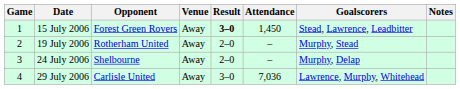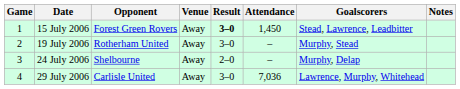(227, 44) 2–0 -> (227, 44) 3–0
